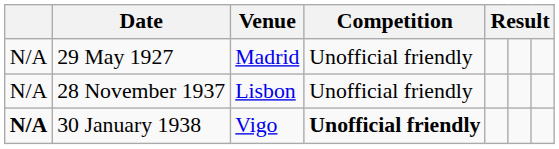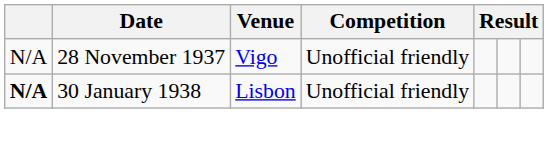- row: (115, 56)
(265, 90) Lisbon -> (256, 56) Vigo
(256, 125) Vigo -> (265, 90) Lisbon
(395, 125) bold -> (387, 90) normal
